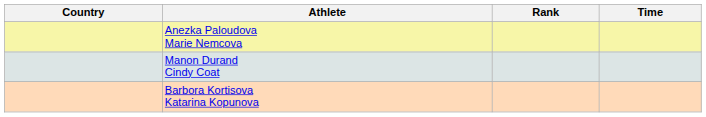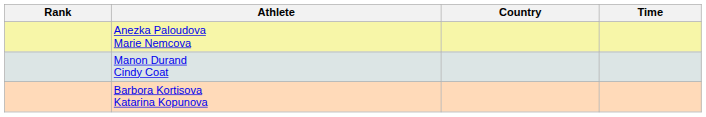columns swapped: (546, 13) <-> (83, 13)
